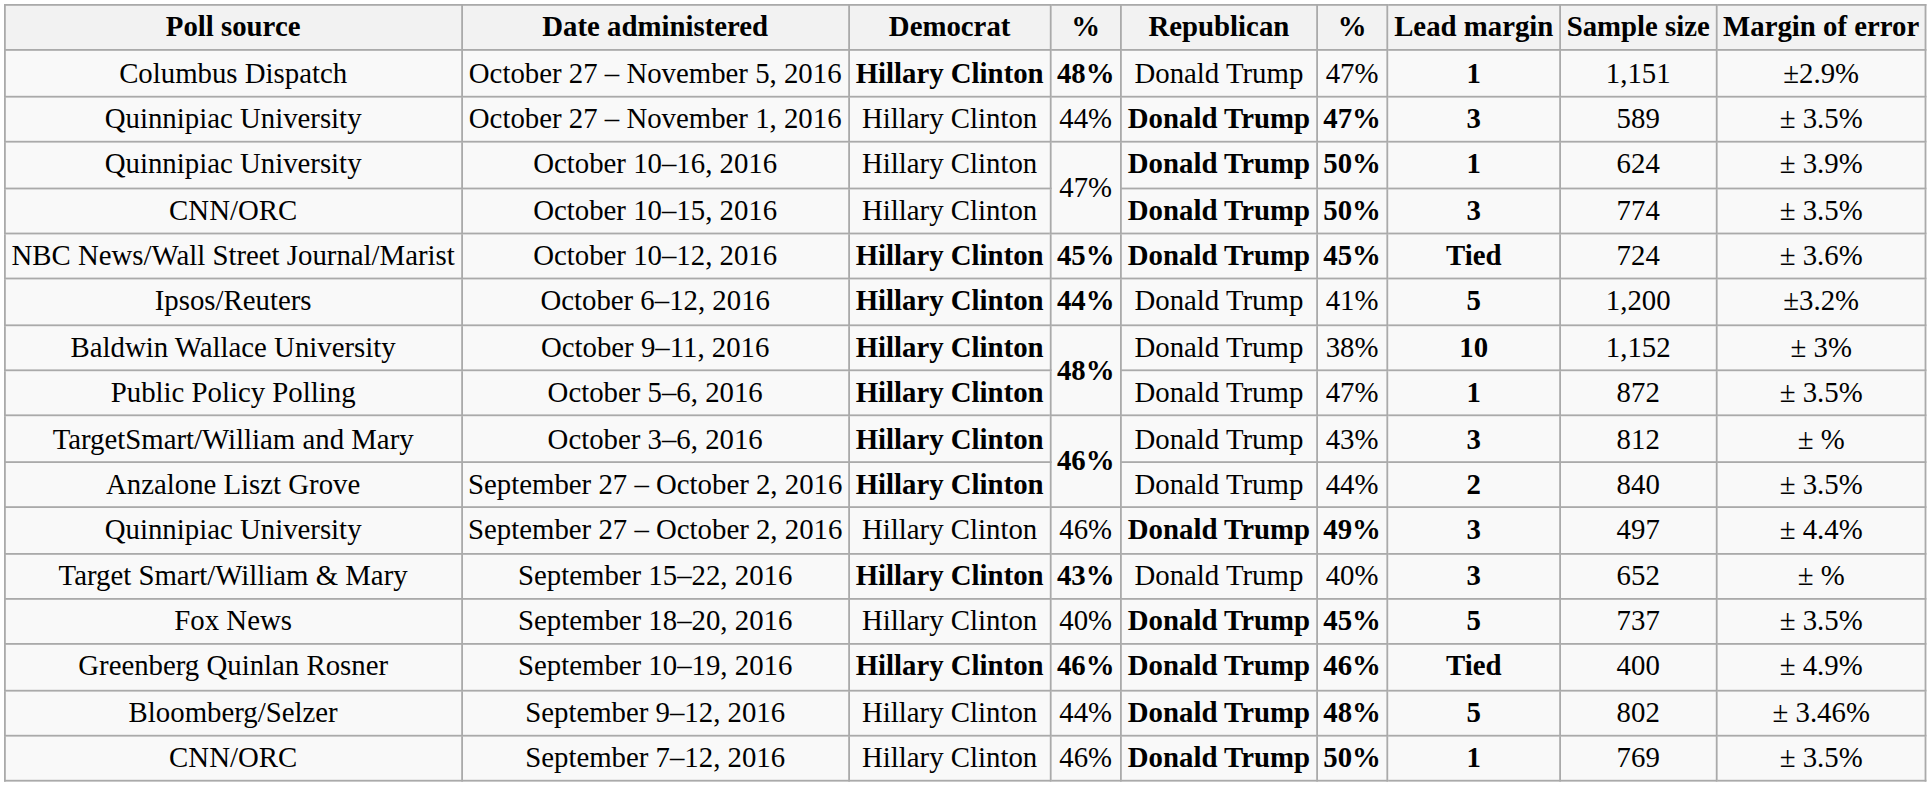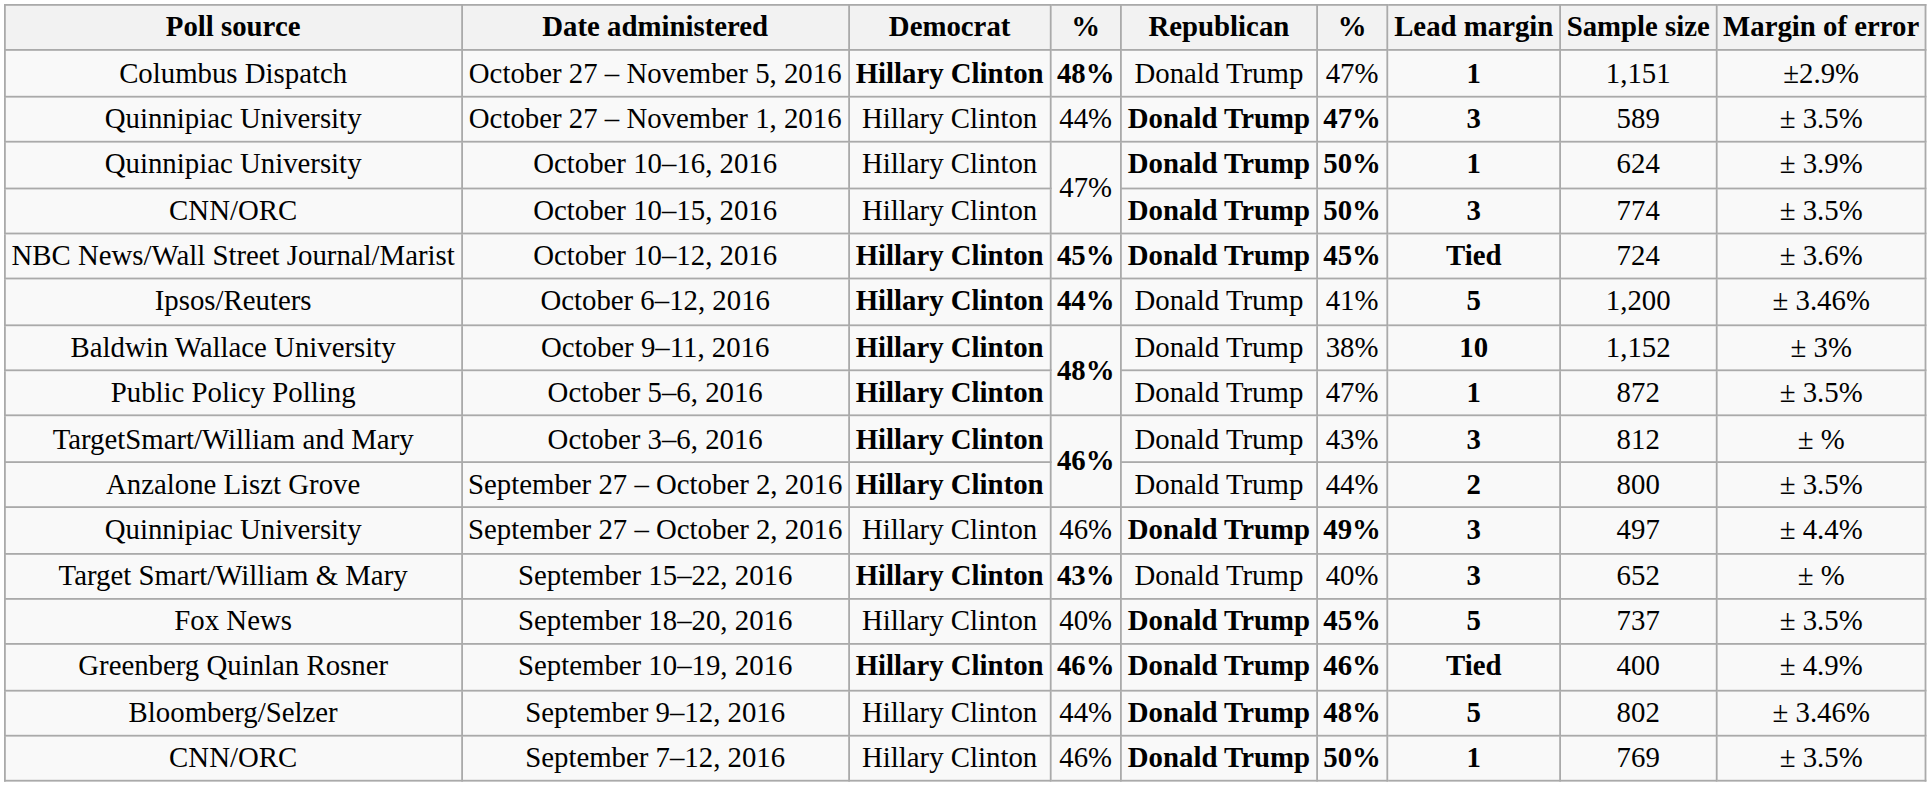(1821, 301) ±3.2% -> (1821, 301) ± 3.46%
(1638, 484) 840 -> (1638, 484) 800
